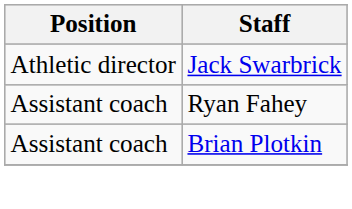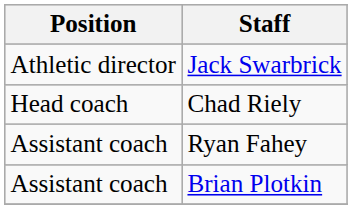+ row: (244, 104)
